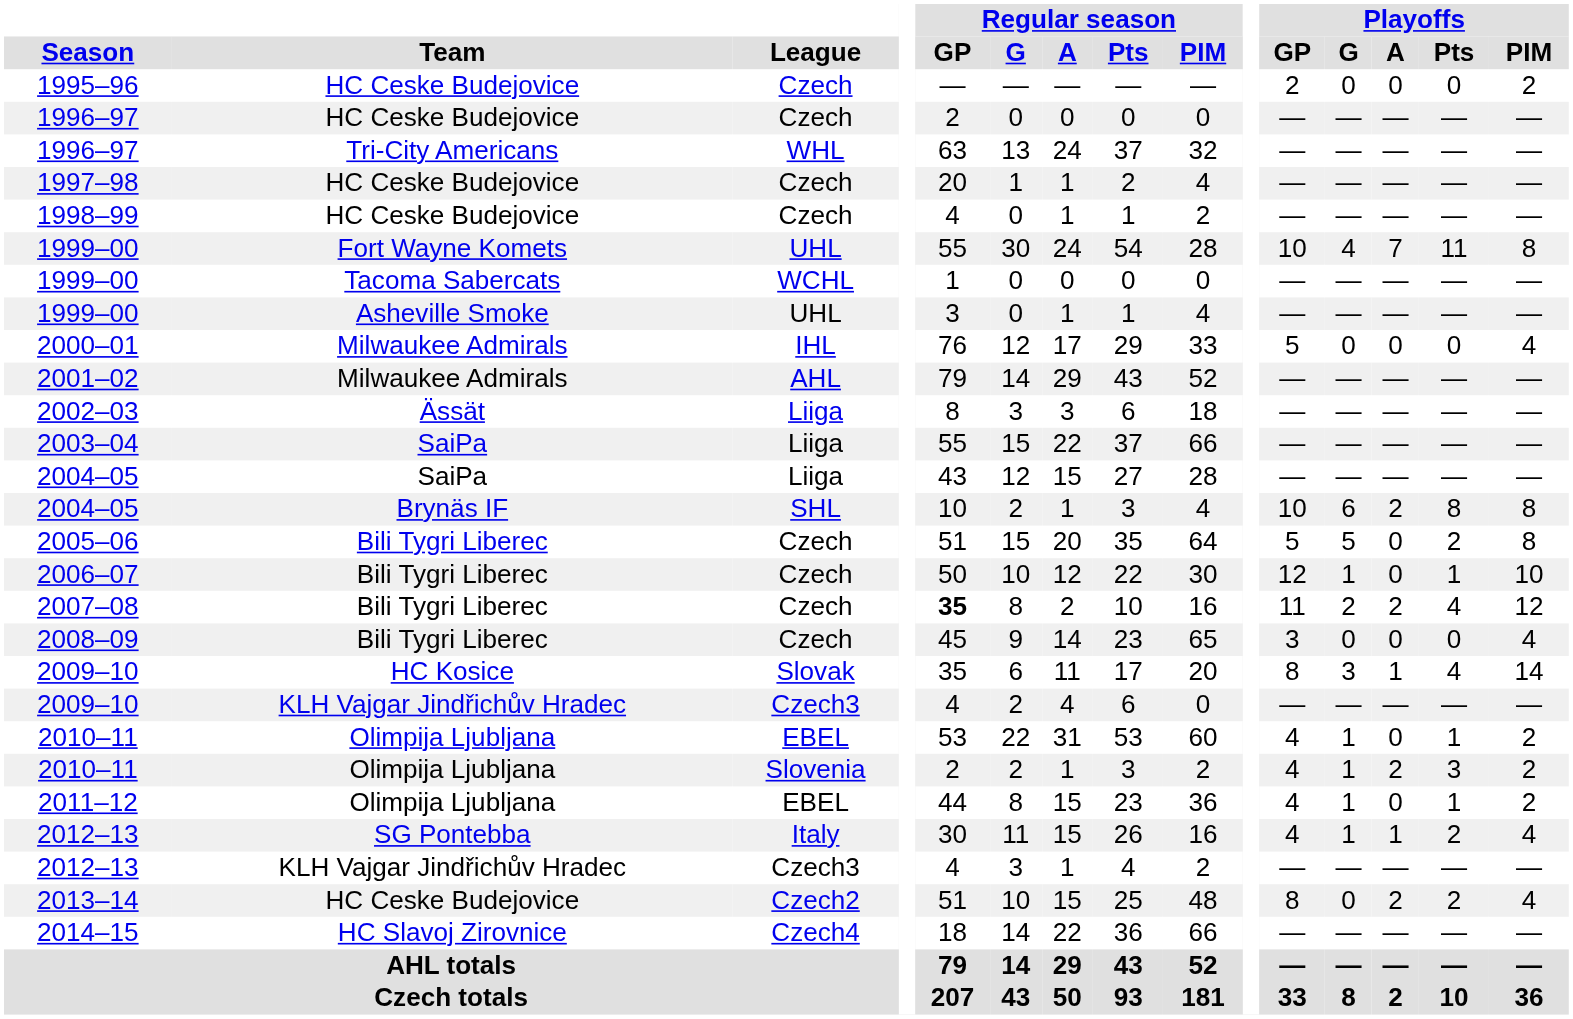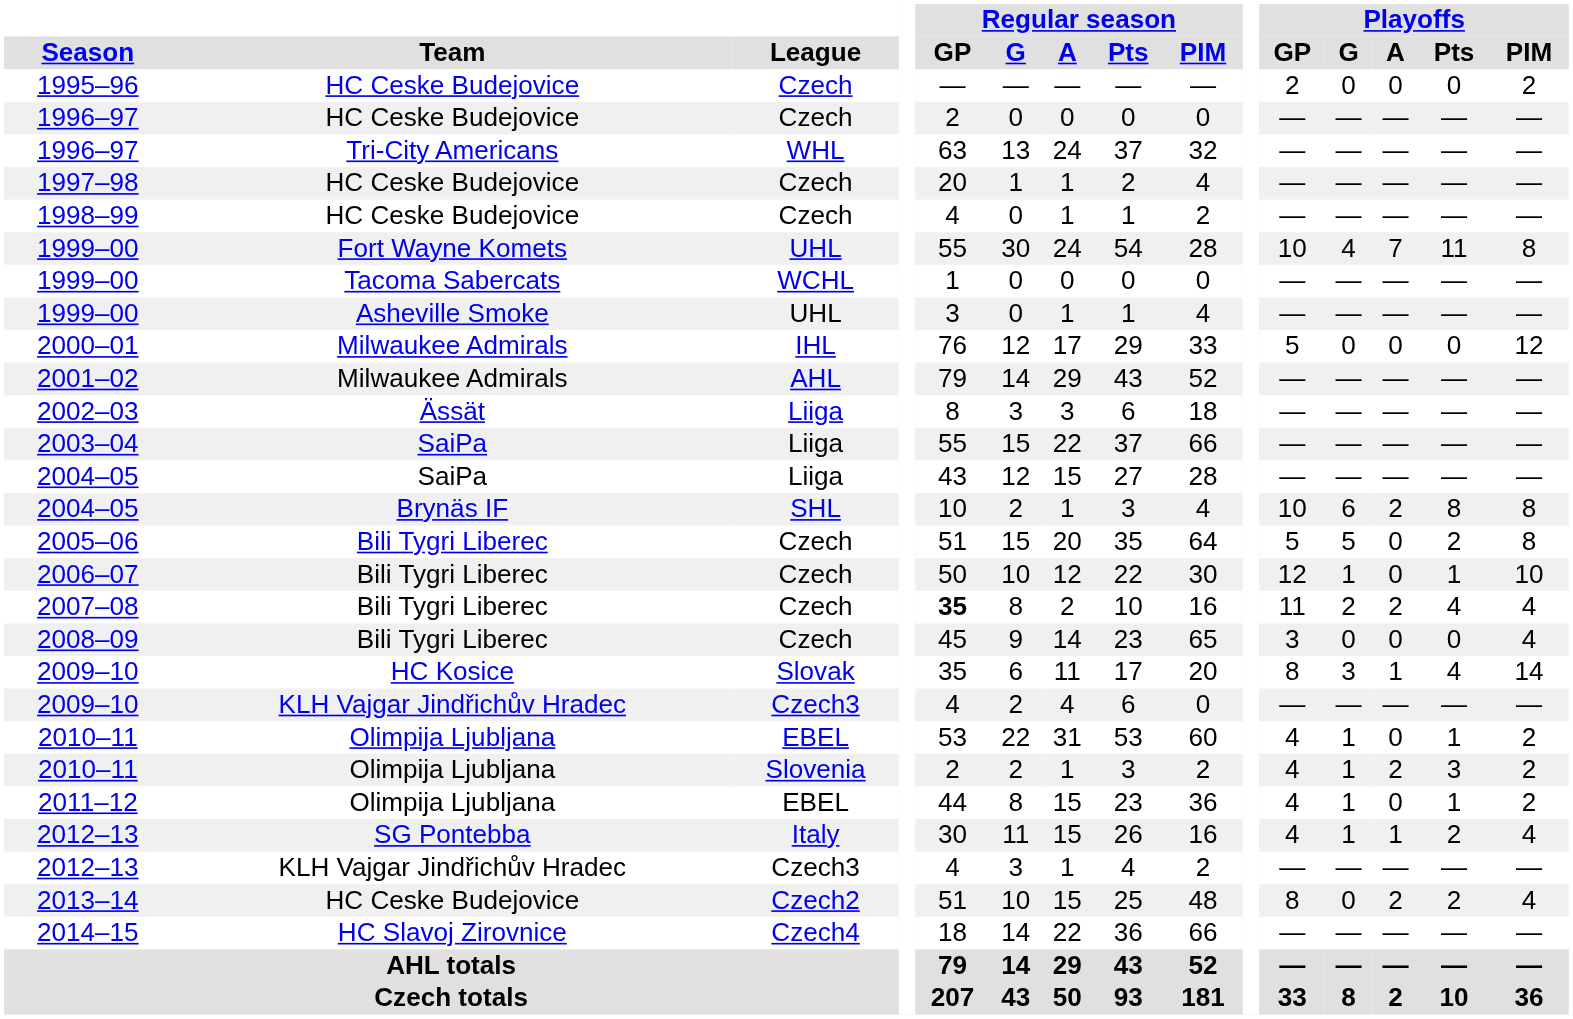(1529, 345) 4 -> (1529, 345) 12
(1529, 606) 12 -> (1529, 606) 4
